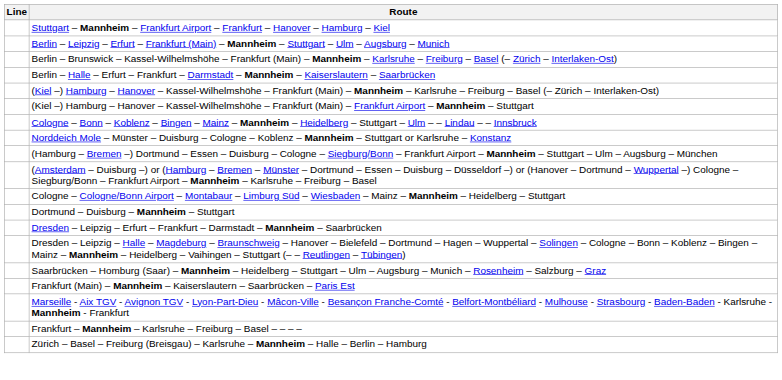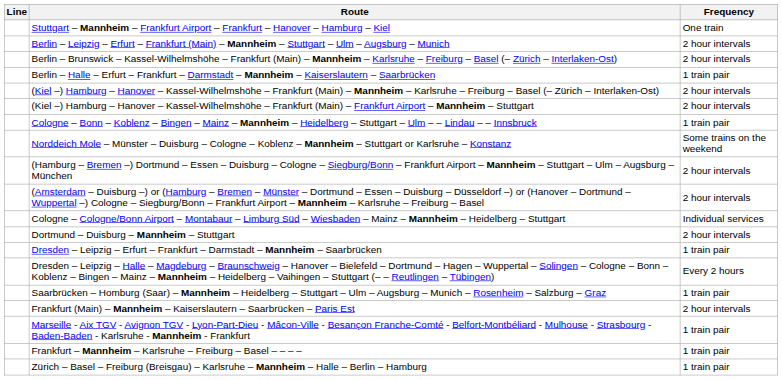+ column: (729, 12)
